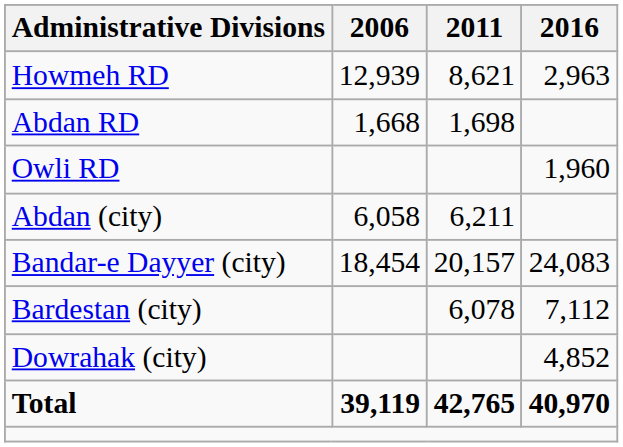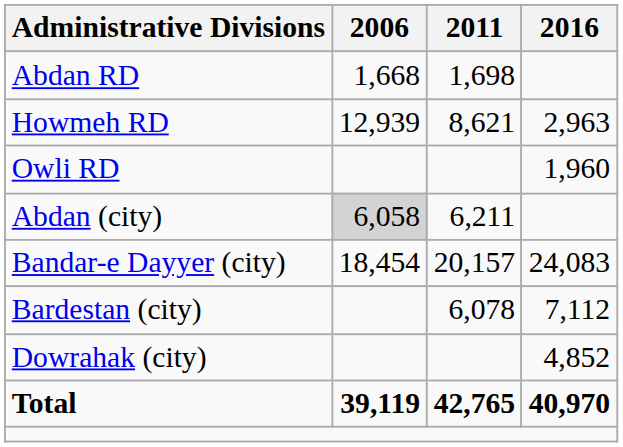rows swapped: (75, 121) <-> (90, 74)
(387, 215) no background -> (387, 215) lightgrey background
